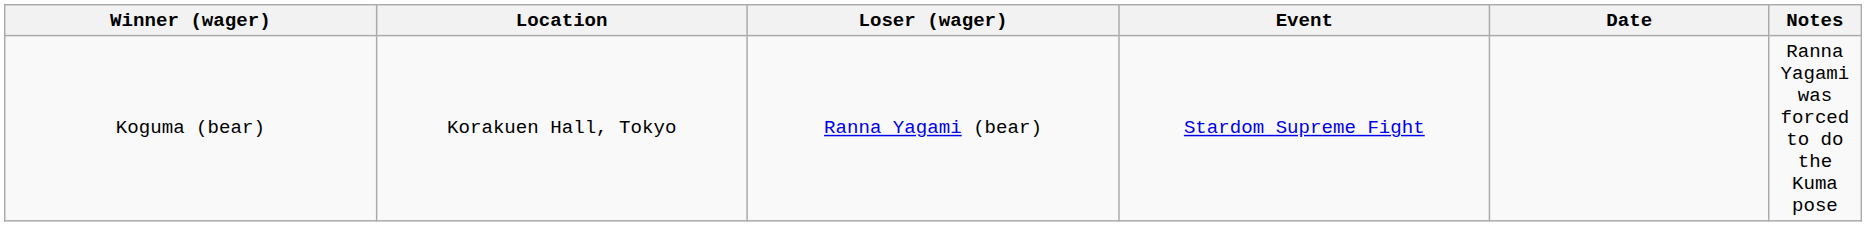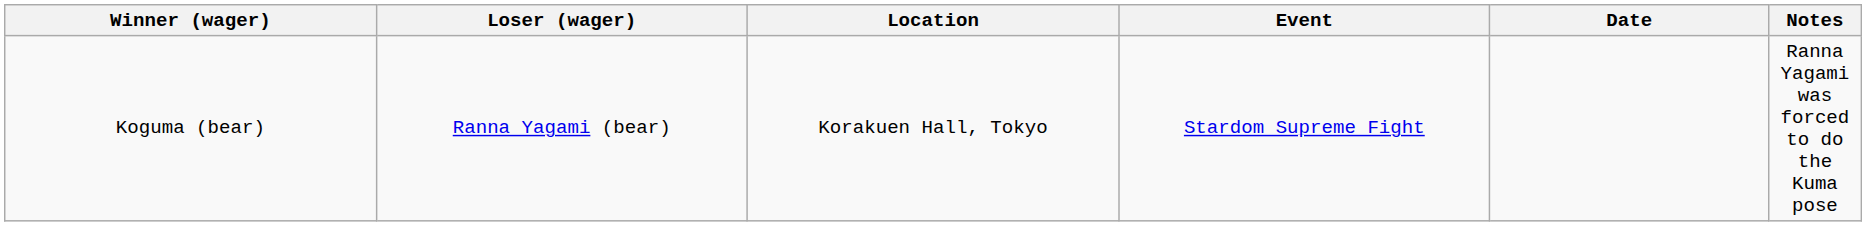columns swapped: (933, 20) <-> (562, 20)
